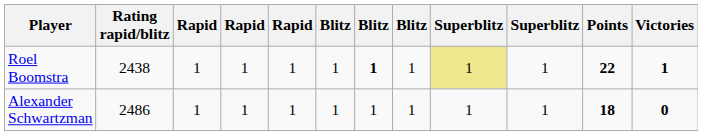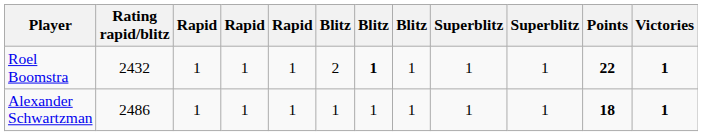(135, 67) 2438 -> (135, 67) 2432
(335, 67) 1 -> (335, 67) 2
(469, 67) khaki background -> (469, 67) no background
(665, 109) 0 -> (665, 109) 1
